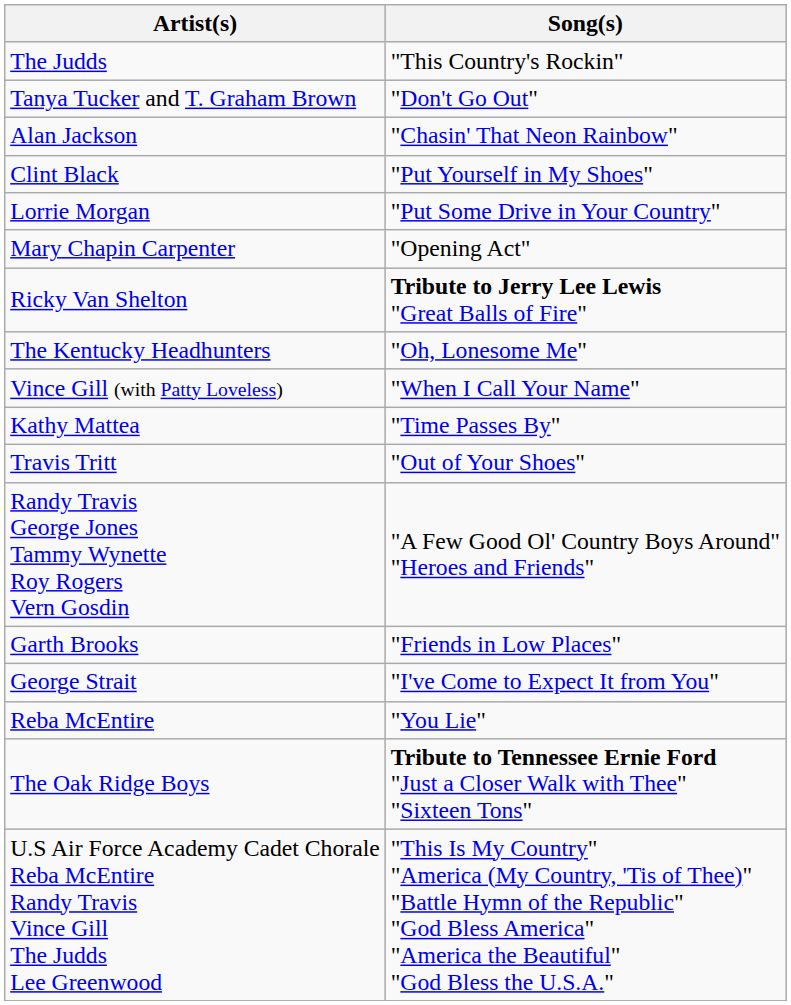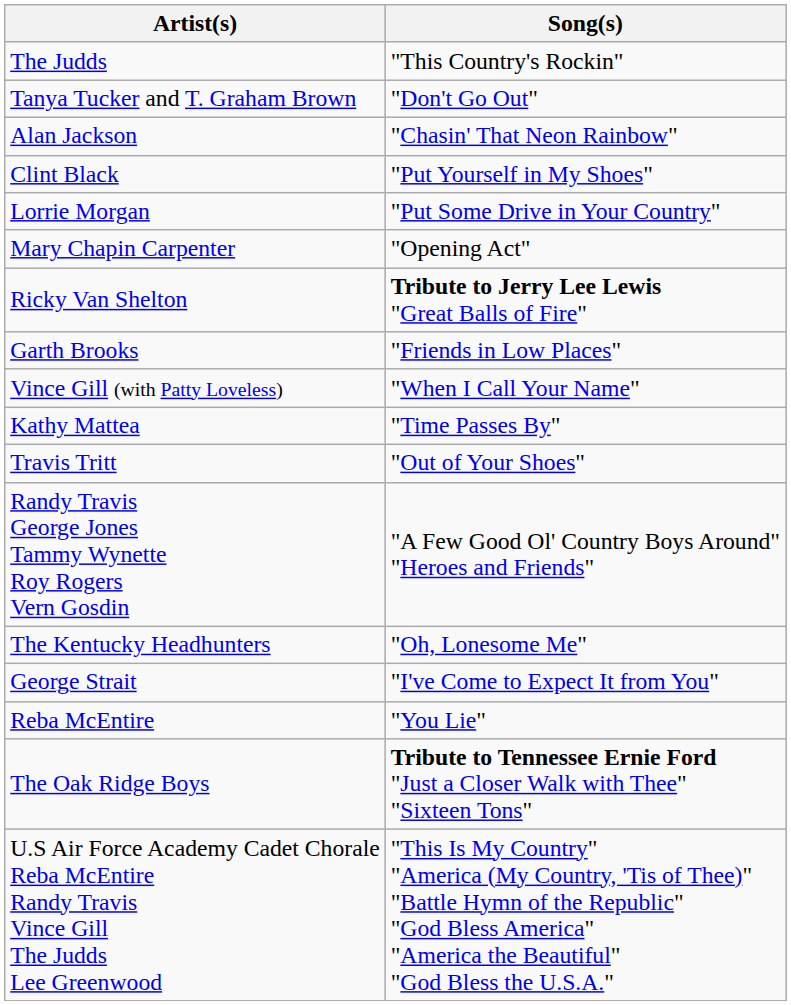rows swapped: (74, 644) <-> (140, 350)
